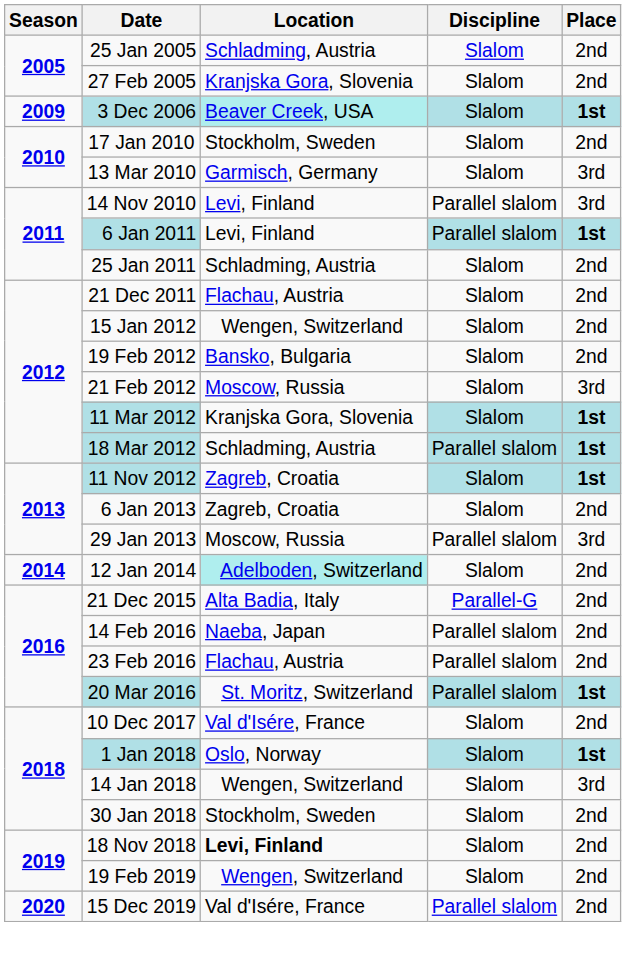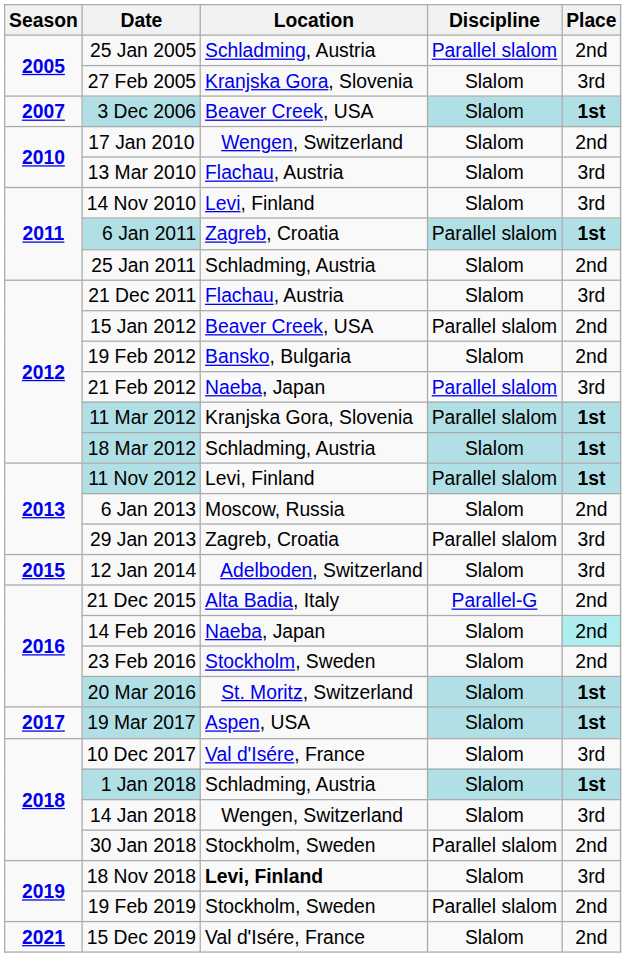(494, 51) Slalom -> (494, 51) Parallel slalom
(591, 81) 2nd -> (591, 81) 3rd
(43, 112) 2009 -> (43, 112) 2007
(289, 112) paleturquoise background -> (289, 112) no background
(290, 142) Stockholm, Sweden -> (304, 142) Wengen, Switzerland
(291, 173) Garmisch, Germany -> (274, 173) Flachau, Austria
(494, 203) Parallel slalom -> (494, 203) Slalom
(260, 234) Levi, Finland -> (272, 234) Zagreb, Croatia
(591, 295) 2nd -> (591, 295) 3rd
(304, 326) Wengen, Switzerland -> (289, 326) Beaver Creek, USA
(494, 326) Slalom -> (494, 326) Parallel slalom
(275, 387) Moscow, Russia -> (265, 387) Naeba, Japan
(494, 387) Slalom -> (494, 387) Parallel slalom
(494, 417) Slalom -> (494, 417) Parallel slalom
(494, 448) Parallel slalom -> (494, 448) Slalom
(272, 478) Zagreb, Croatia -> (260, 478) Levi, Finland
(494, 478) Slalom -> (494, 478) Parallel slalom
(272, 509) Zagreb, Croatia -> (275, 509) Moscow, Russia
(275, 540) Moscow, Russia -> (272, 540) Zagreb, Croatia
(43, 570) 2014 -> (43, 570) 2015
(314, 570) paleturquoise background -> (314, 570) no background
(591, 570) 2nd -> (591, 570) 3rd
(494, 631) Parallel slalom -> (494, 631) Slalom
(591, 631) no background -> (591, 631) paleturquoise background
(274, 662) Flachau, Austria -> (290, 662) Stockholm, Sweden
(494, 662) Parallel slalom -> (494, 662) Slalom
(494, 692) Parallel slalom -> (494, 692) Slalom
+ row: (141, 723)
(591, 723) 2nd -> (591, 754) 3rd
(263, 754) Oslo, Norway -> (290, 784) Schladming, Austria
(494, 815) Slalom -> (494, 845) Parallel slalom
(591, 845) 2nd -> (591, 876) 3rd
(304, 876) Wengen, Switzerland -> (290, 906) Stockholm, Sweden
(494, 876) Slalom -> (494, 906) Parallel slalom
(43, 906) 2020 -> (43, 937) 2021
(494, 906) Parallel slalom -> (494, 937) Slalom
